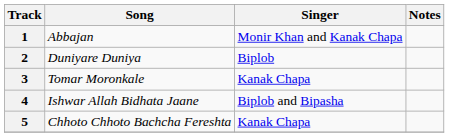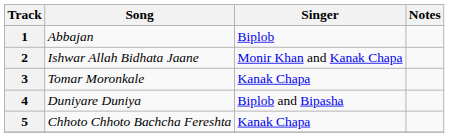(320, 36) Monir Khan and Kanak Chapa -> (256, 36) Biplob
(94, 57) Duniyare Duniya -> (123, 57) Ishwar Allah Bidhata Jaane
(256, 57) Biplob -> (320, 57) Monir Khan and Kanak Chapa
(123, 100) Ishwar Allah Bidhata Jaane -> (94, 100) Duniyare Duniya
